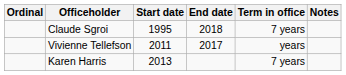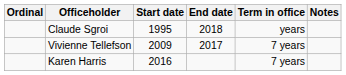(288, 29) 7 years -> (292, 29) years
(160, 45) 2011 -> (160, 45) 2009
(292, 45) years -> (288, 45) 7 years
(160, 62) 2013 -> (160, 62) 2016
